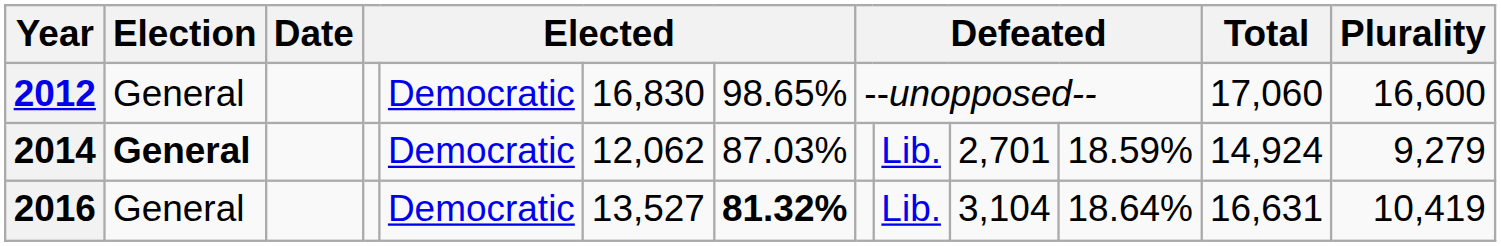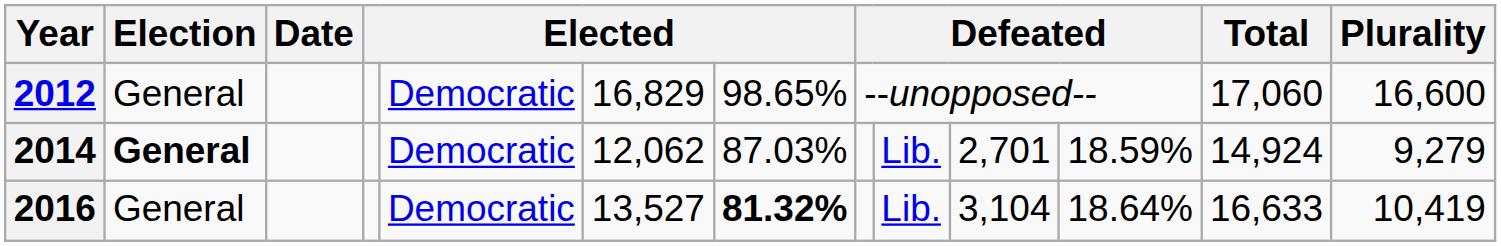(648, 92) 16,830 -> (648, 92) 16,829
(1266, 209) 16,631 -> (1266, 209) 16,633
